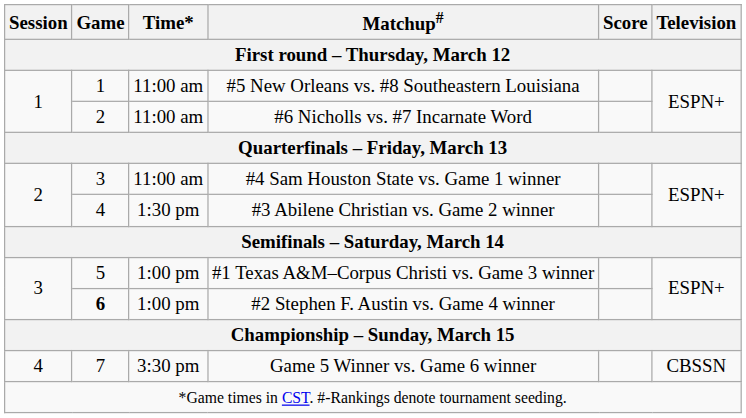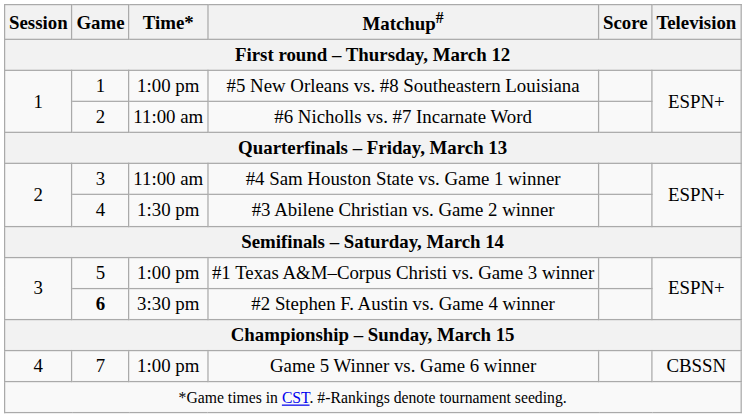(168, 86) 11:00 am -> (168, 86) 1:00 pm
(168, 303) 1:00 pm -> (168, 303) 3:30 pm
(168, 365) 3:30 pm -> (168, 365) 1:00 pm
